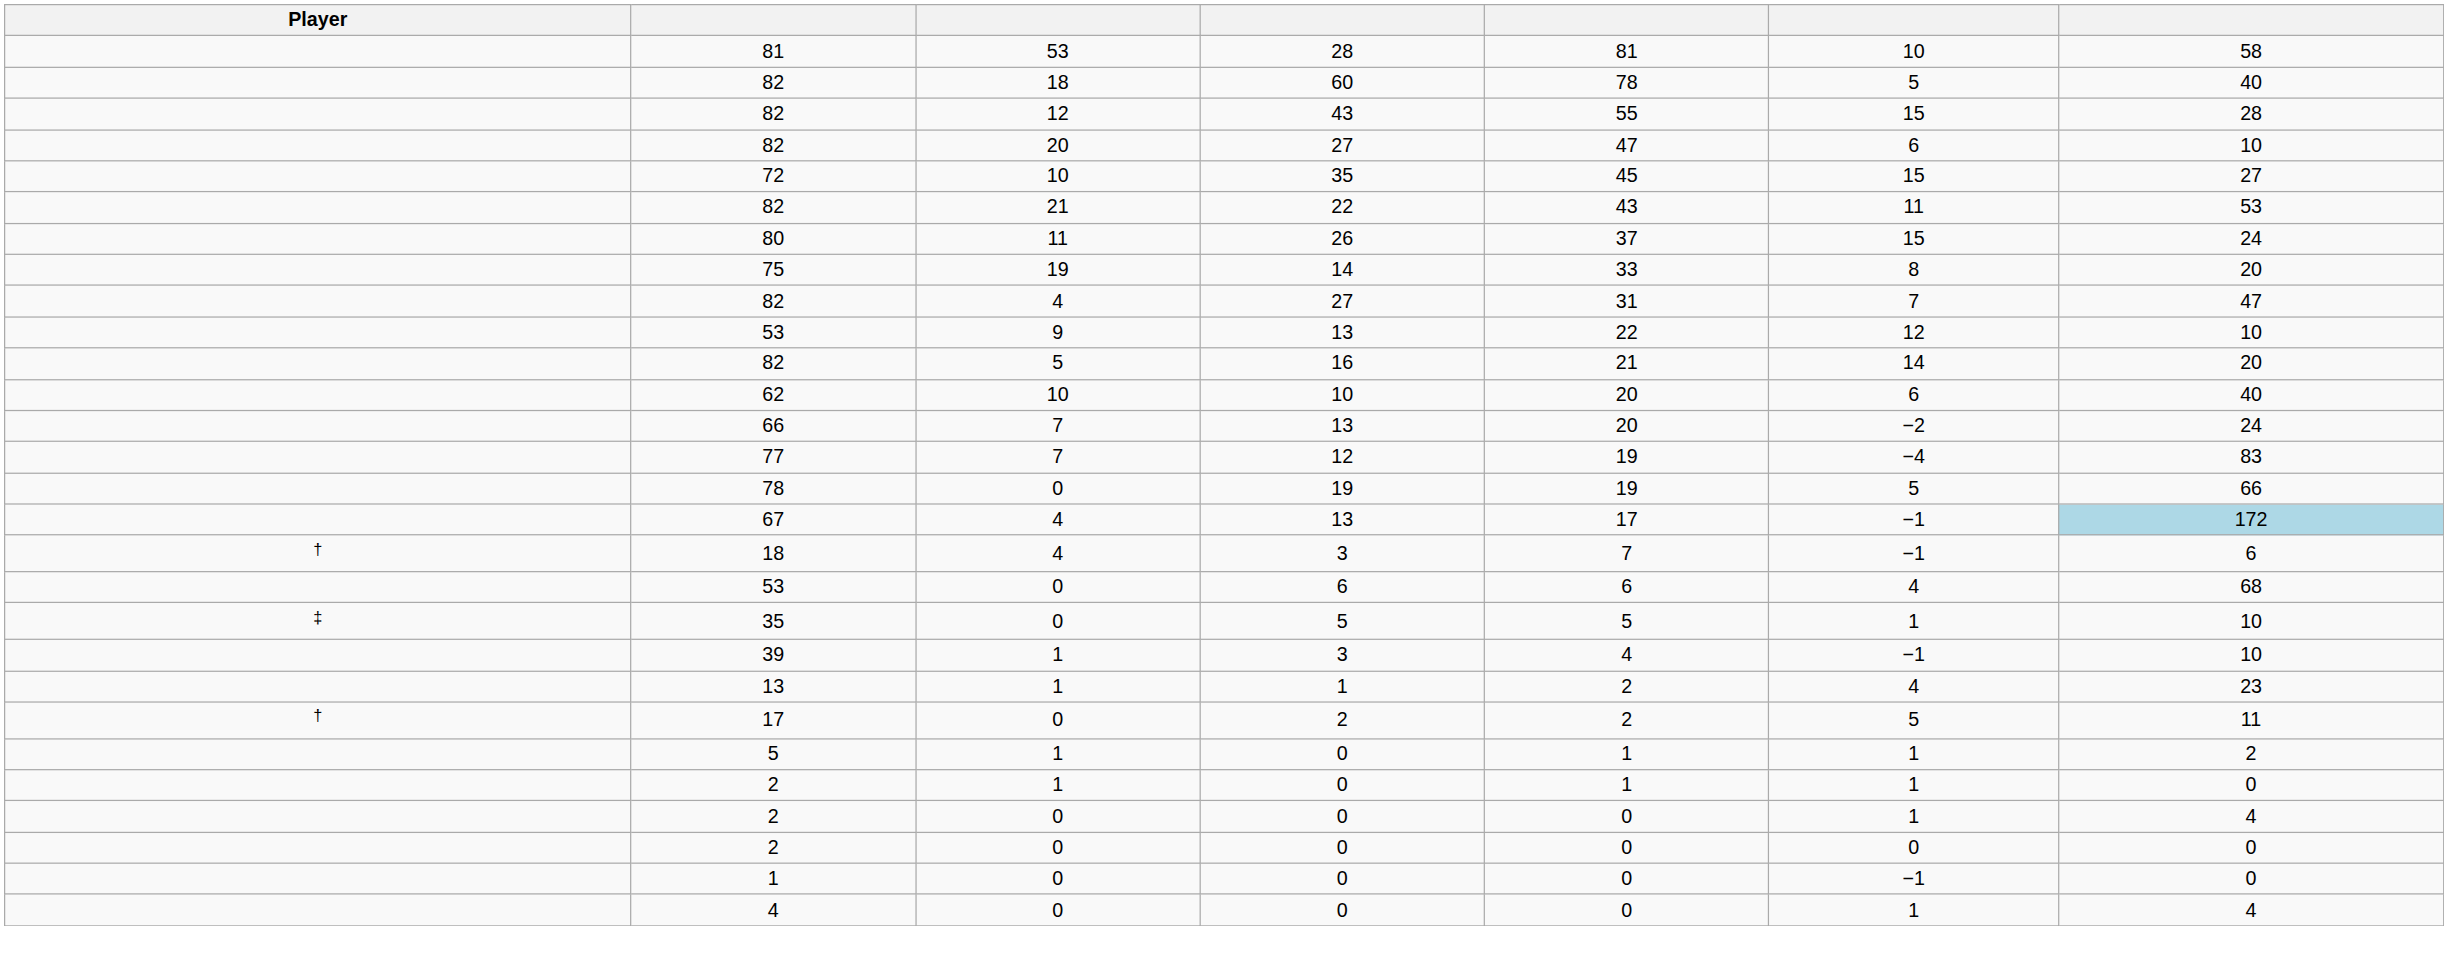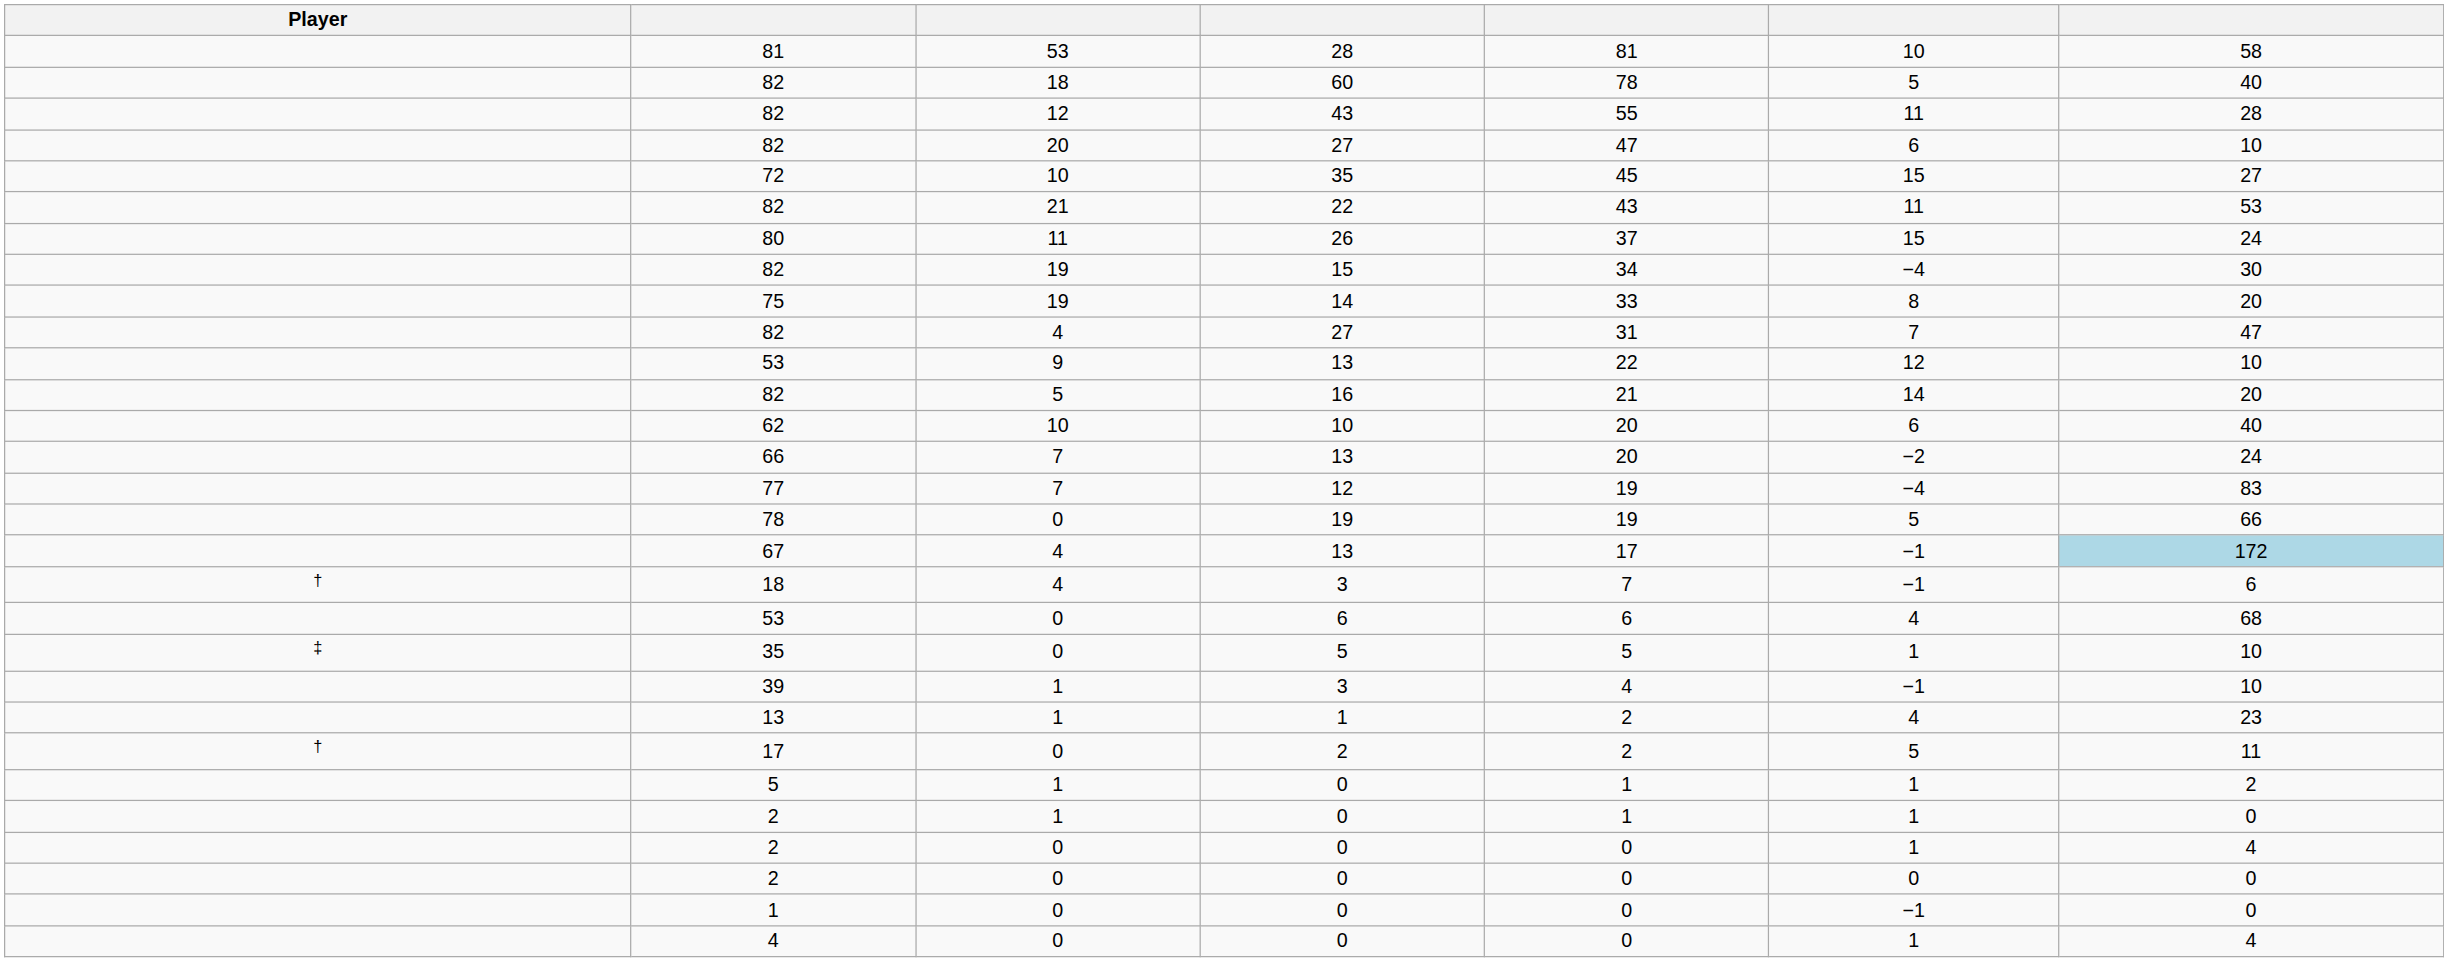(1914, 113) 15 -> (1914, 113) 11
+ row: (773, 269)
